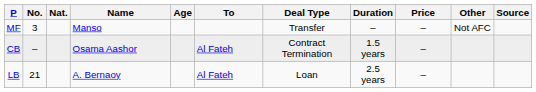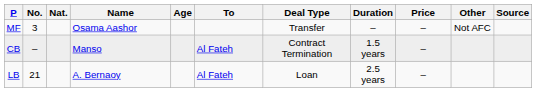(87, 28) Manso -> (105, 28) Osama Aashor
(105, 48) Osama Aashor -> (87, 48) Manso
